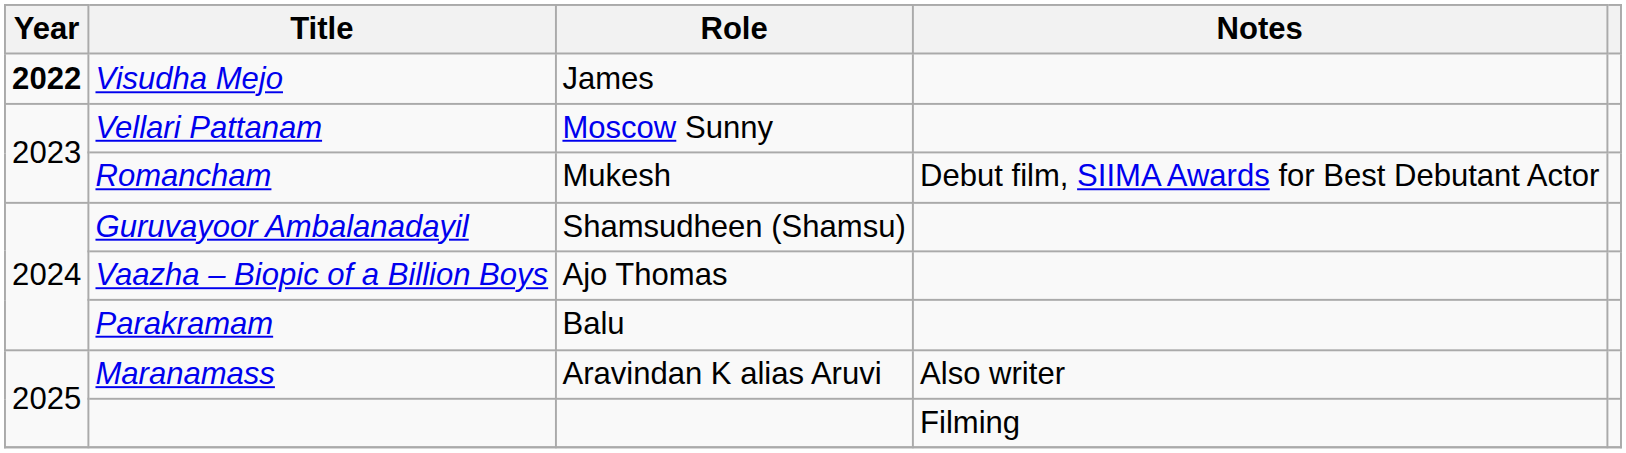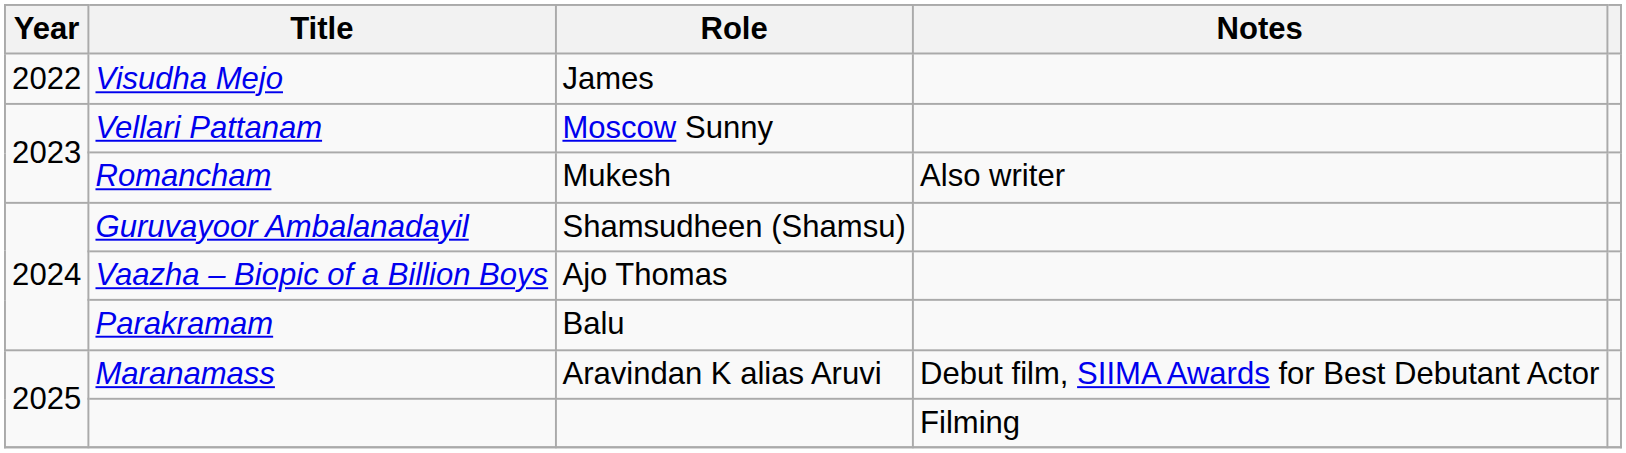(47, 78) bold -> (47, 78) normal
(1260, 176) Debut film, SIIMA Awards for Best Debutant Actor -> (993, 176) Also writer
(993, 373) Also writer -> (1260, 373) Debut film, SIIMA Awards for Best Debutant Actor
